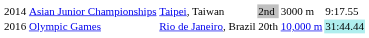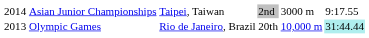(15, 26) 2016 -> (15, 26) 2013
